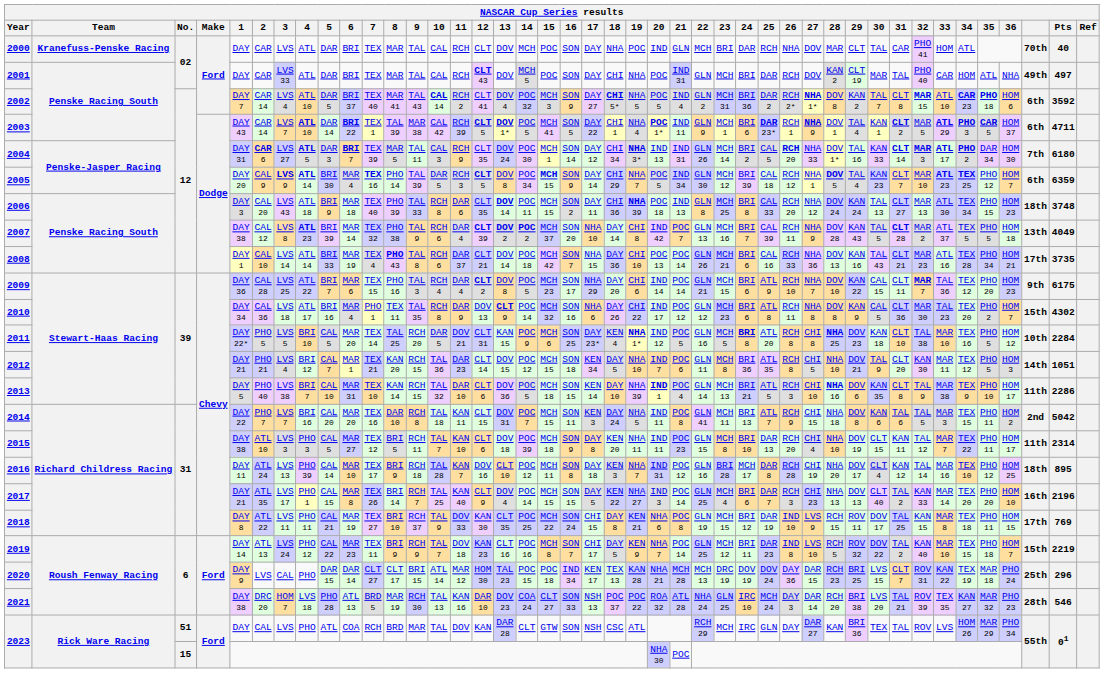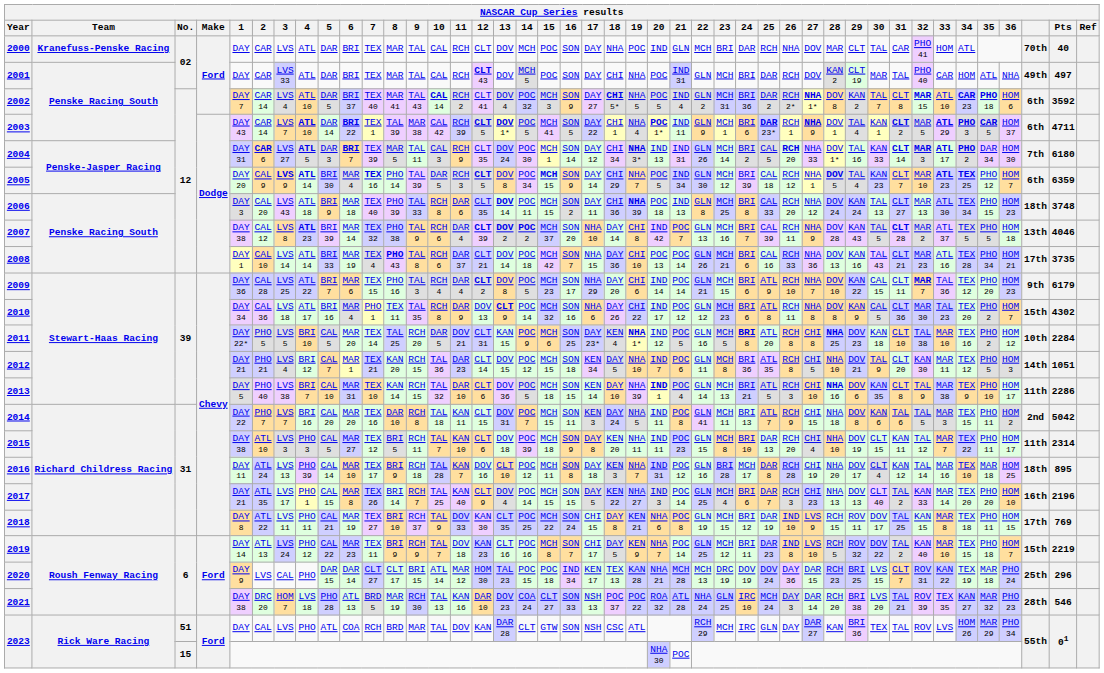(1063, 233) 4049 -> (1063, 233) 4046
(1063, 286) 6175 -> (1063, 286) 6179
(989, 338) PHO 5 -> (989, 338) PHO 2
(989, 469) PHO 12 -> (989, 469) MAR 18
